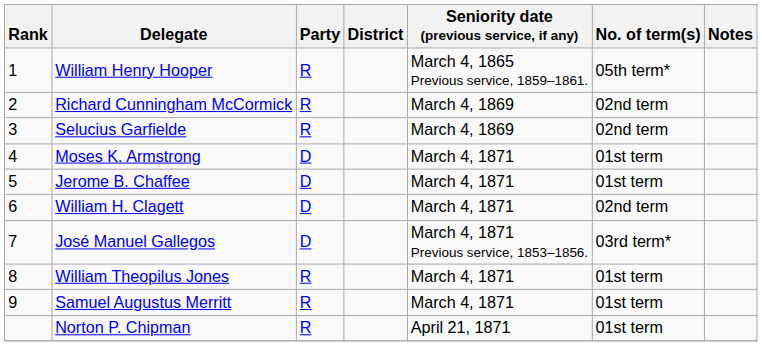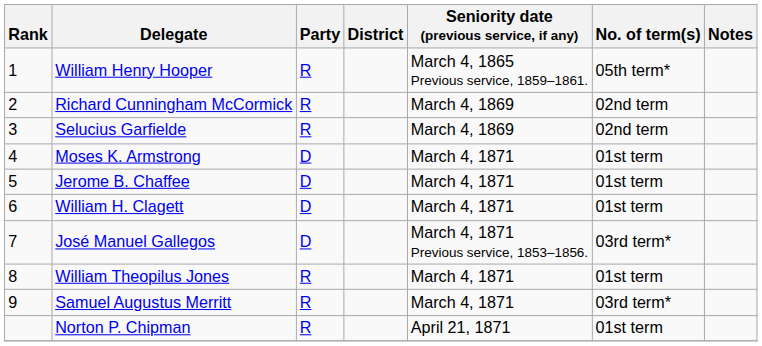(632, 207) 02nd term -> (629, 207) 01st term
(629, 302) 01st term -> (633, 302) 03rd term*
